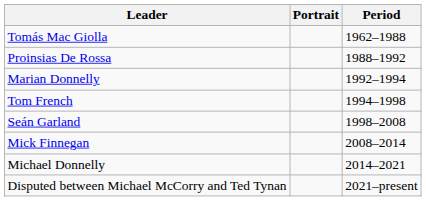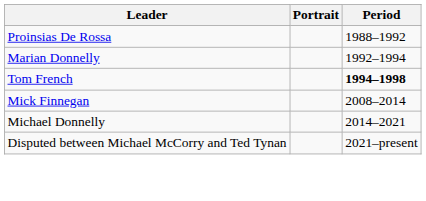- row: (57, 36)
(375, 100) normal -> (375, 79) bold
- row: (44, 121)
